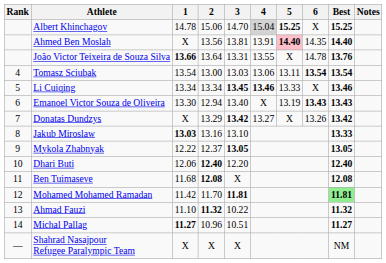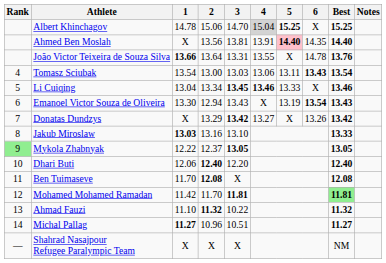(315, 73) 13.54 -> (315, 73) 13.43
(185, 88) 13.34 -> (185, 88) 13.04
(237, 103) 13.40 -> (237, 103) 13.43
(315, 103) 13.43 -> (315, 103) 13.54
(18, 149) no background -> (18, 149) lightgreen background
(185, 179) 11.68 -> (185, 179) 11.70
